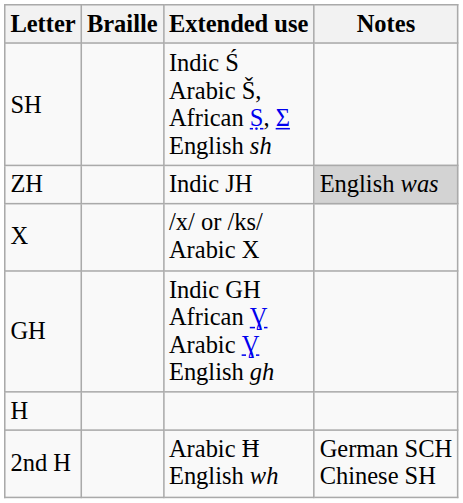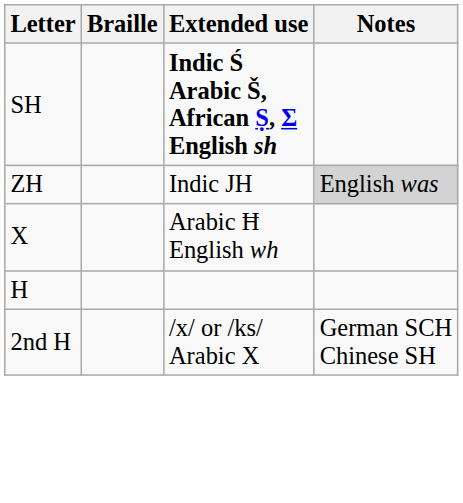(229, 104) normal -> (233, 104) bold
(216, 236) /x/ or /ks/ Arabic X -> (224, 236) Arabic Ħ English wh
- row: (28, 330)
(224, 463) Arabic Ħ English wh -> (216, 341) /x/ or /ks/ Arabic X
